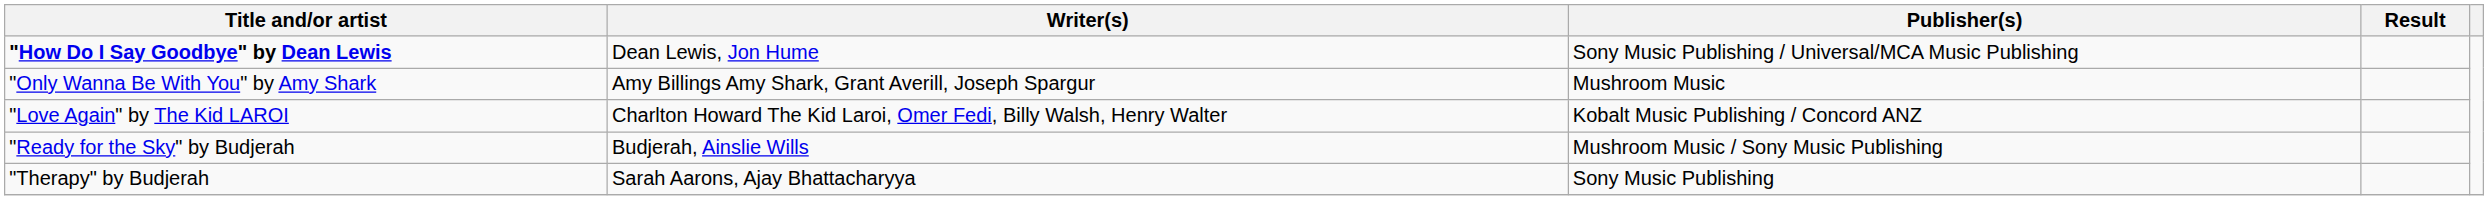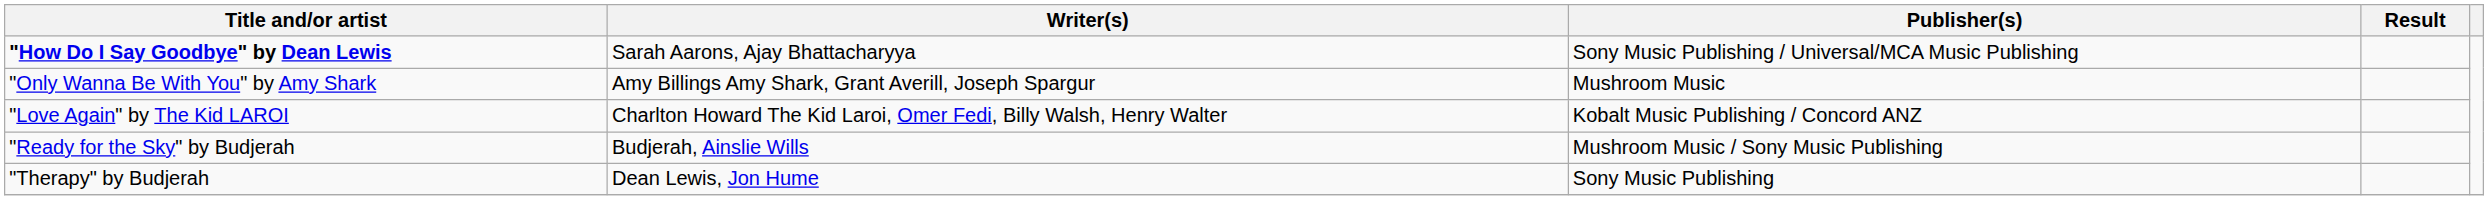(715, 52) Dean Lewis, Jon Hume -> (764, 52) Sarah Aarons, Ajay Bhattacharyya
(764, 178) Sarah Aarons, Ajay Bhattacharyya -> (715, 178) Dean Lewis, Jon Hume
